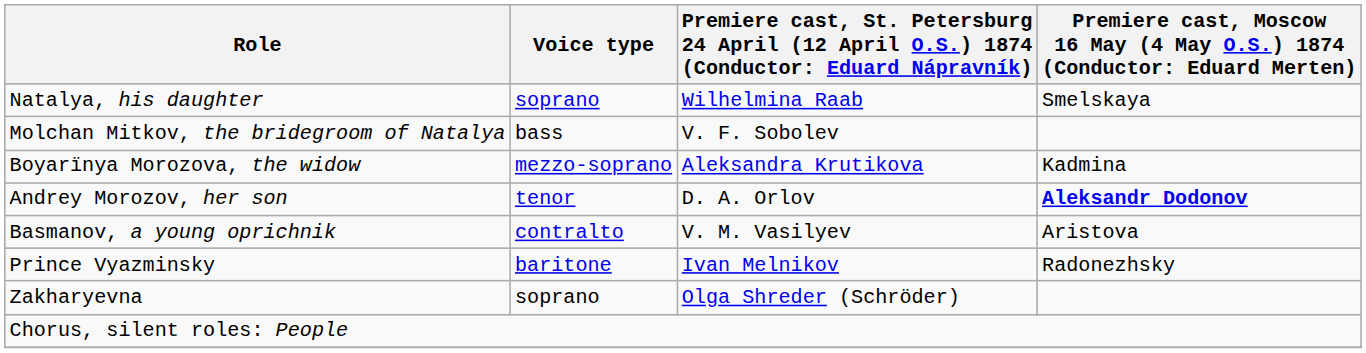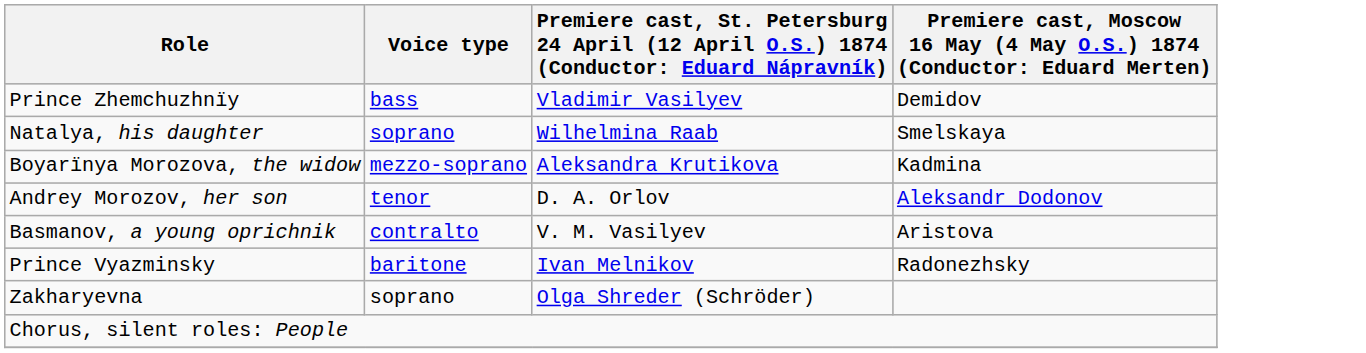+ row: (124, 101)
- row: (257, 133)
(1145, 199) bold -> (1000, 199) normal
